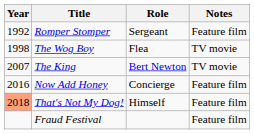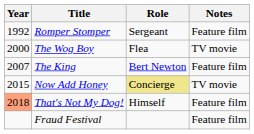(18, 48) 1998 -> (18, 48) 2000
(214, 66) TV movie -> (219, 66) Feature film
(18, 84) 2016 -> (18, 84) 2015
(152, 84) no background -> (152, 84) khaki background
(219, 84) Feature film -> (214, 84) TV movie
